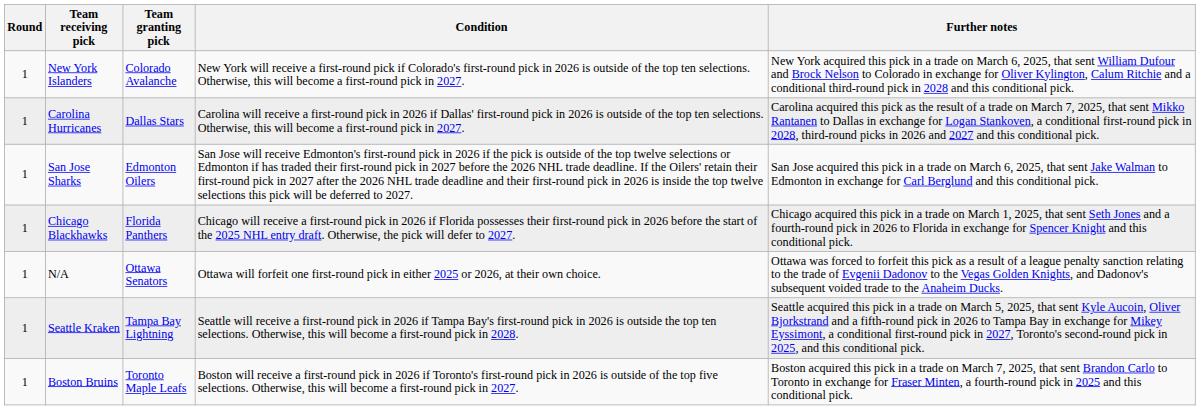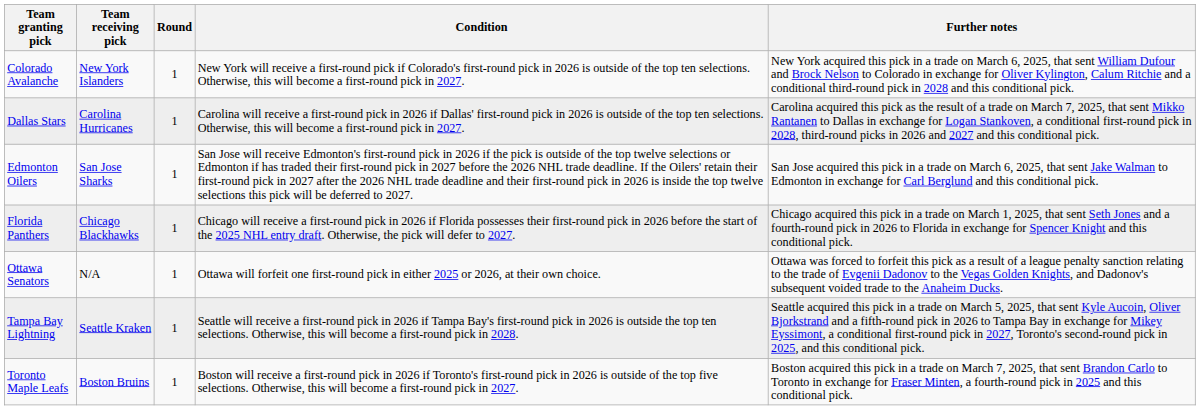columns swapped: (25, 27) <-> (159, 27)
